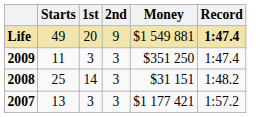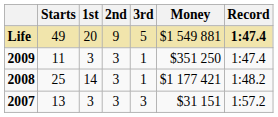+ column: (143, 15)
(172, 79) $31 151 -> (190, 79) $1 177 421
(164, 101) $1 177 421 -> (199, 101) $31 151
